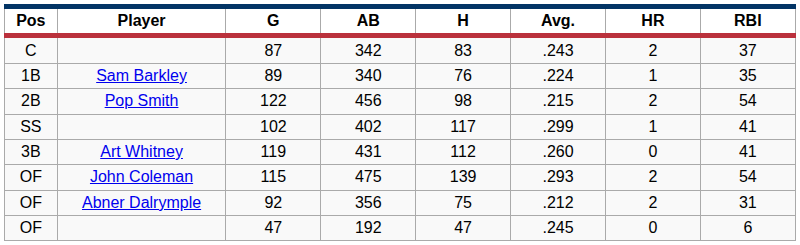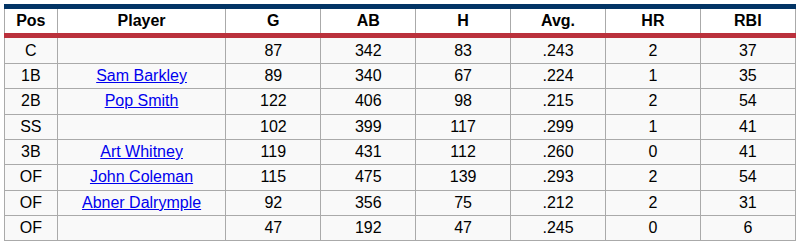(463, 75) 76 -> (463, 75) 67
(368, 101) 456 -> (368, 101) 406
(368, 126) 402 -> (368, 126) 399
